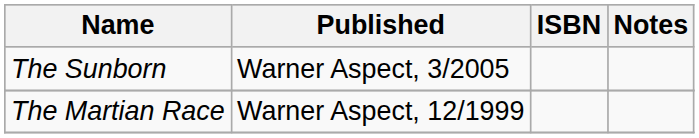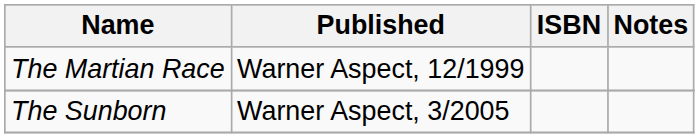rows swapped: (118, 111) <-> (89, 68)
